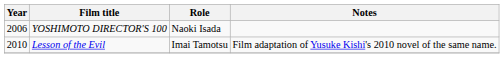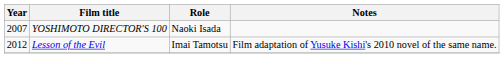(17, 28) 2006 -> (17, 28) 2007
(17, 45) 2010 -> (17, 45) 2012
